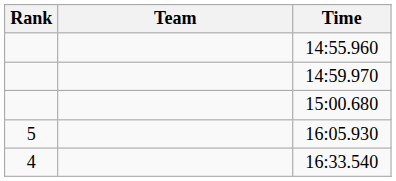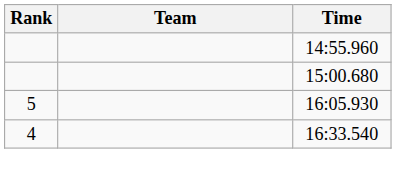- row: (342, 76)
